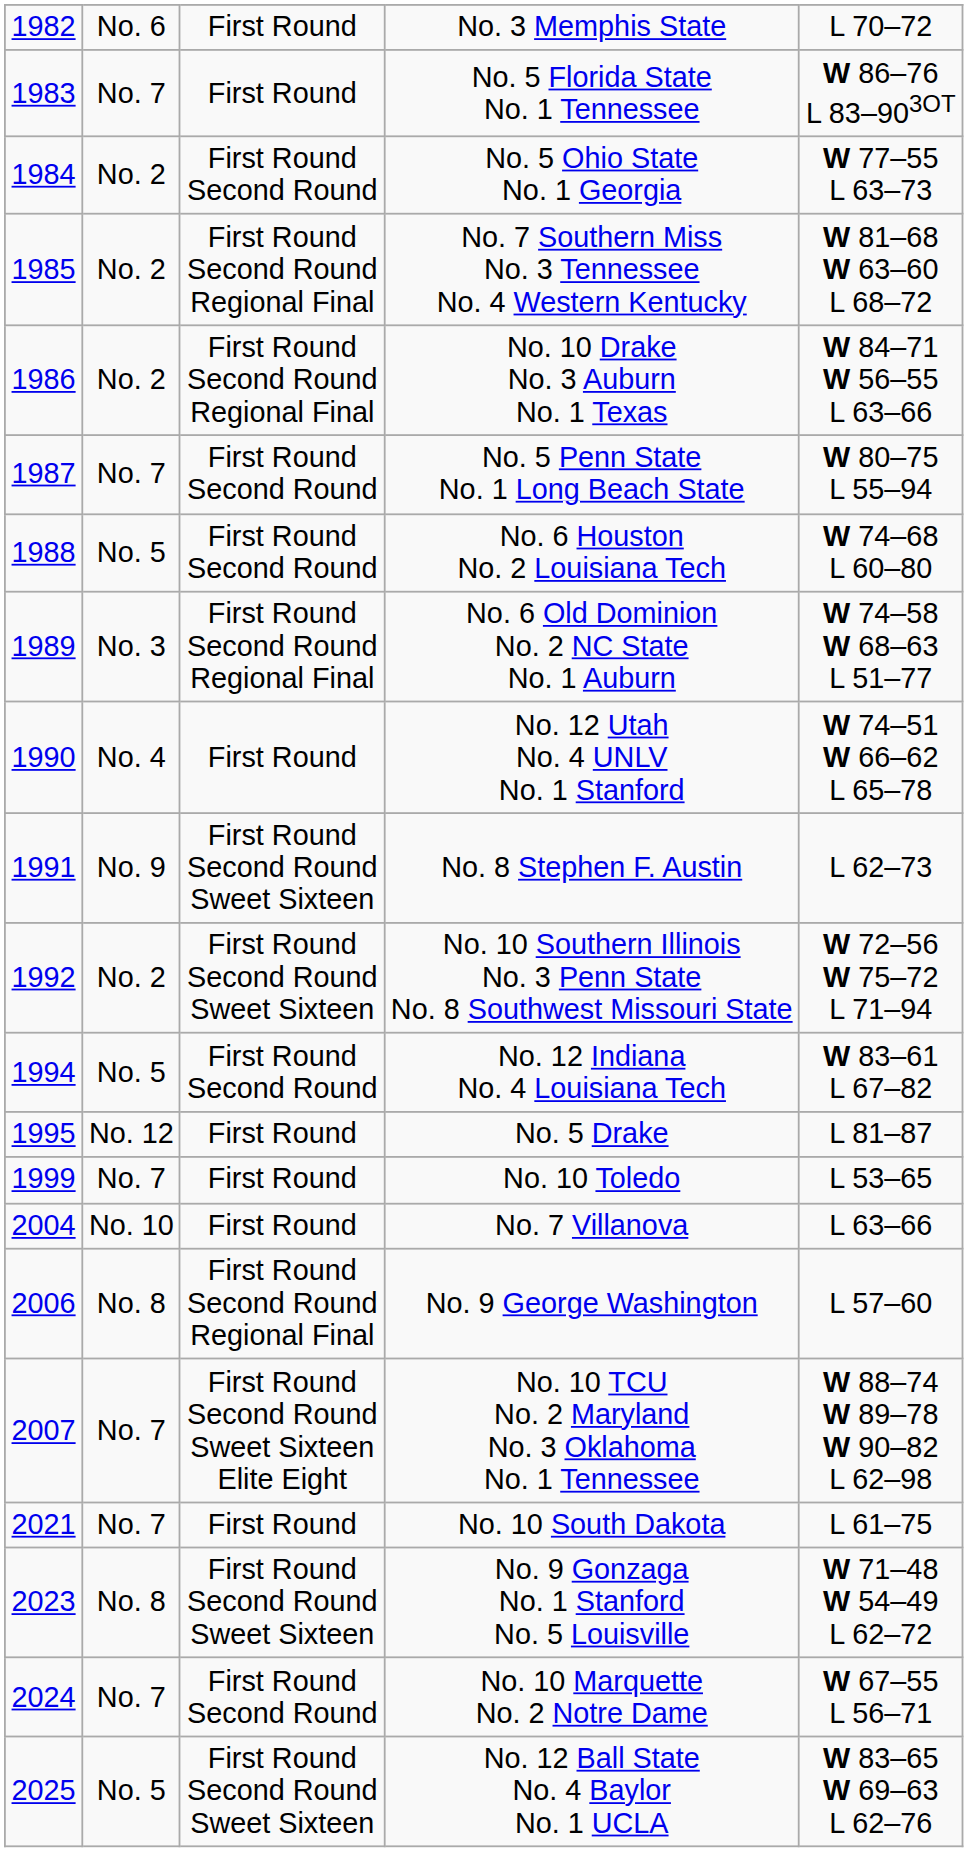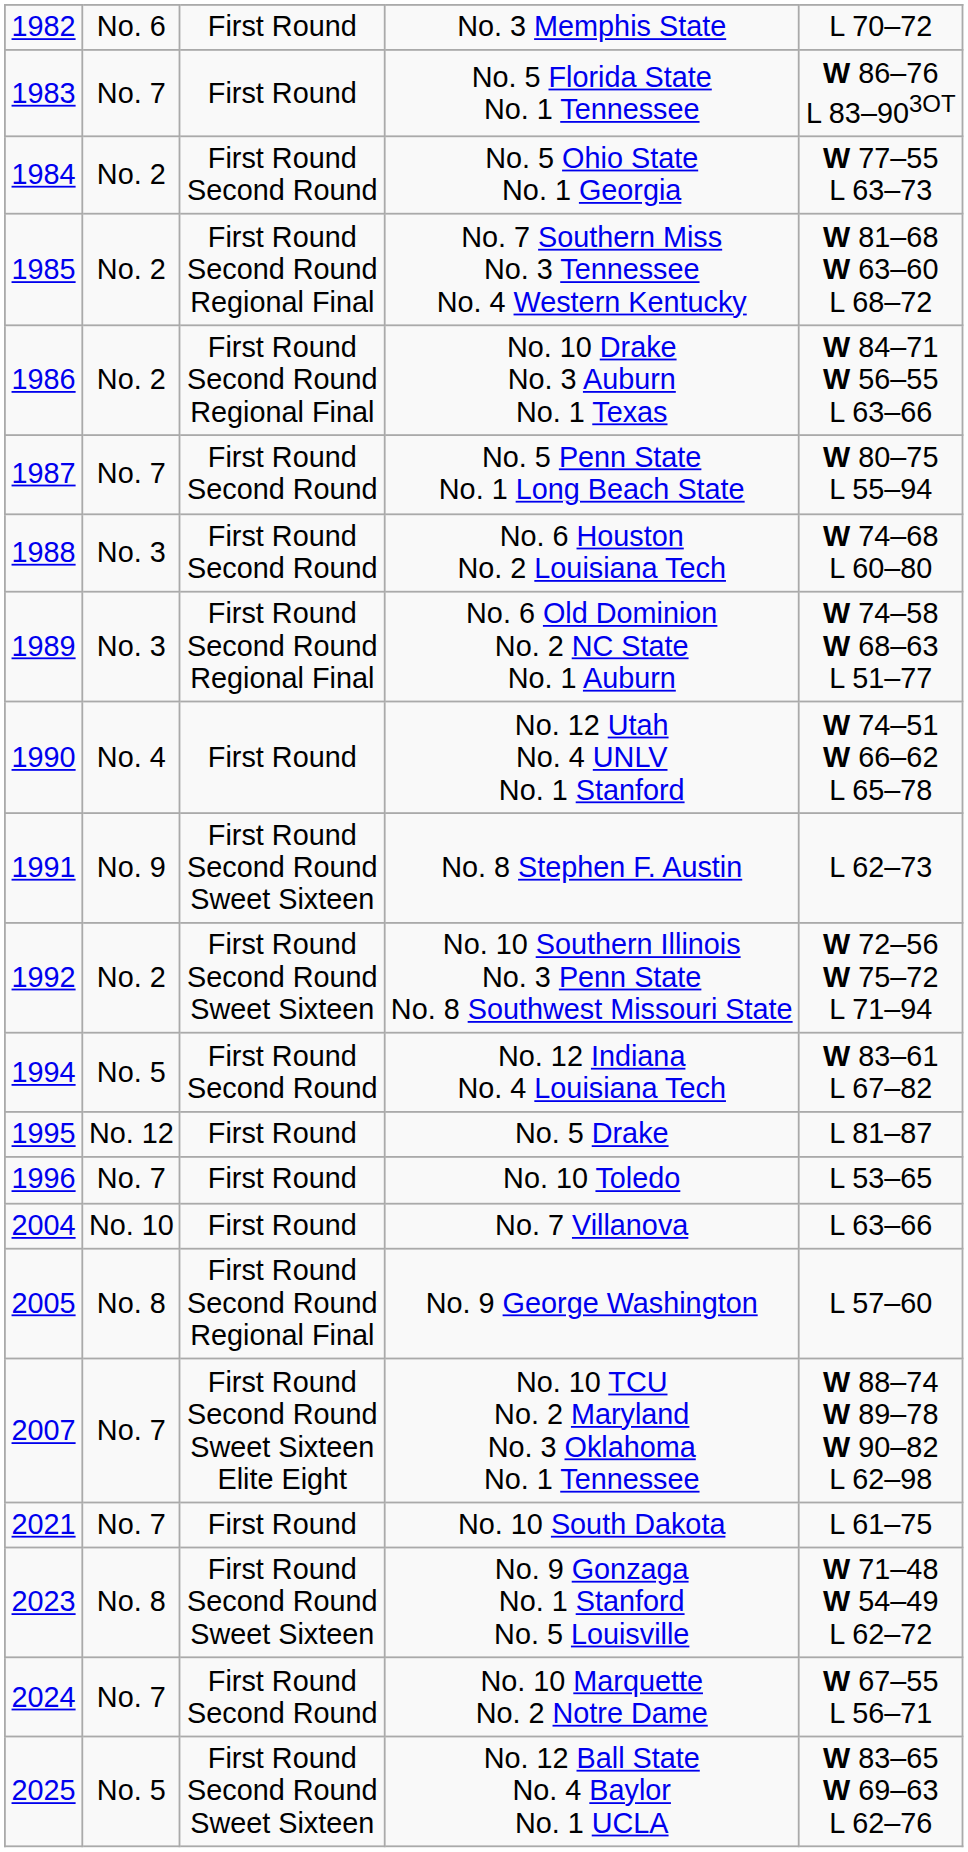(131, 552) No. 5 -> (131, 552) No. 3
(44, 1179) 1999 -> (44, 1179) 1996
(44, 1303) 2006 -> (44, 1303) 2005
